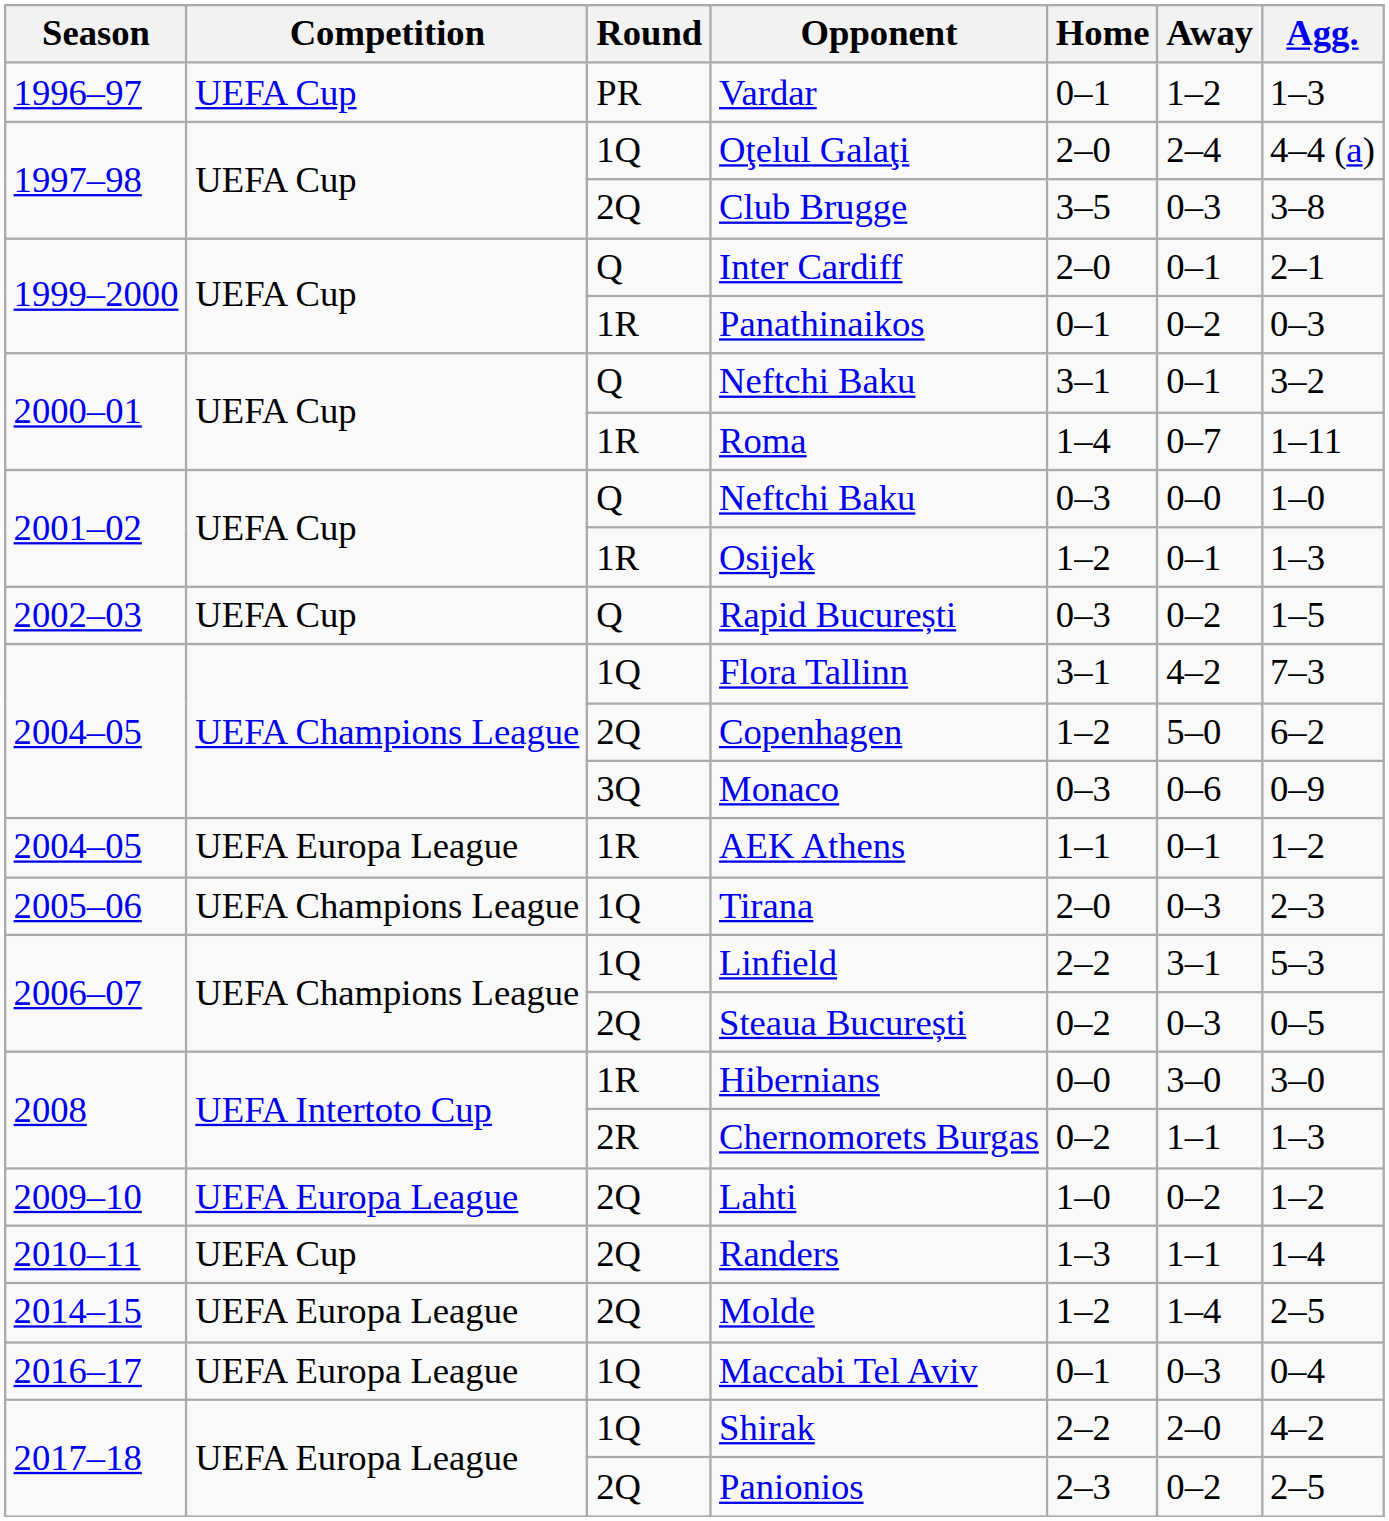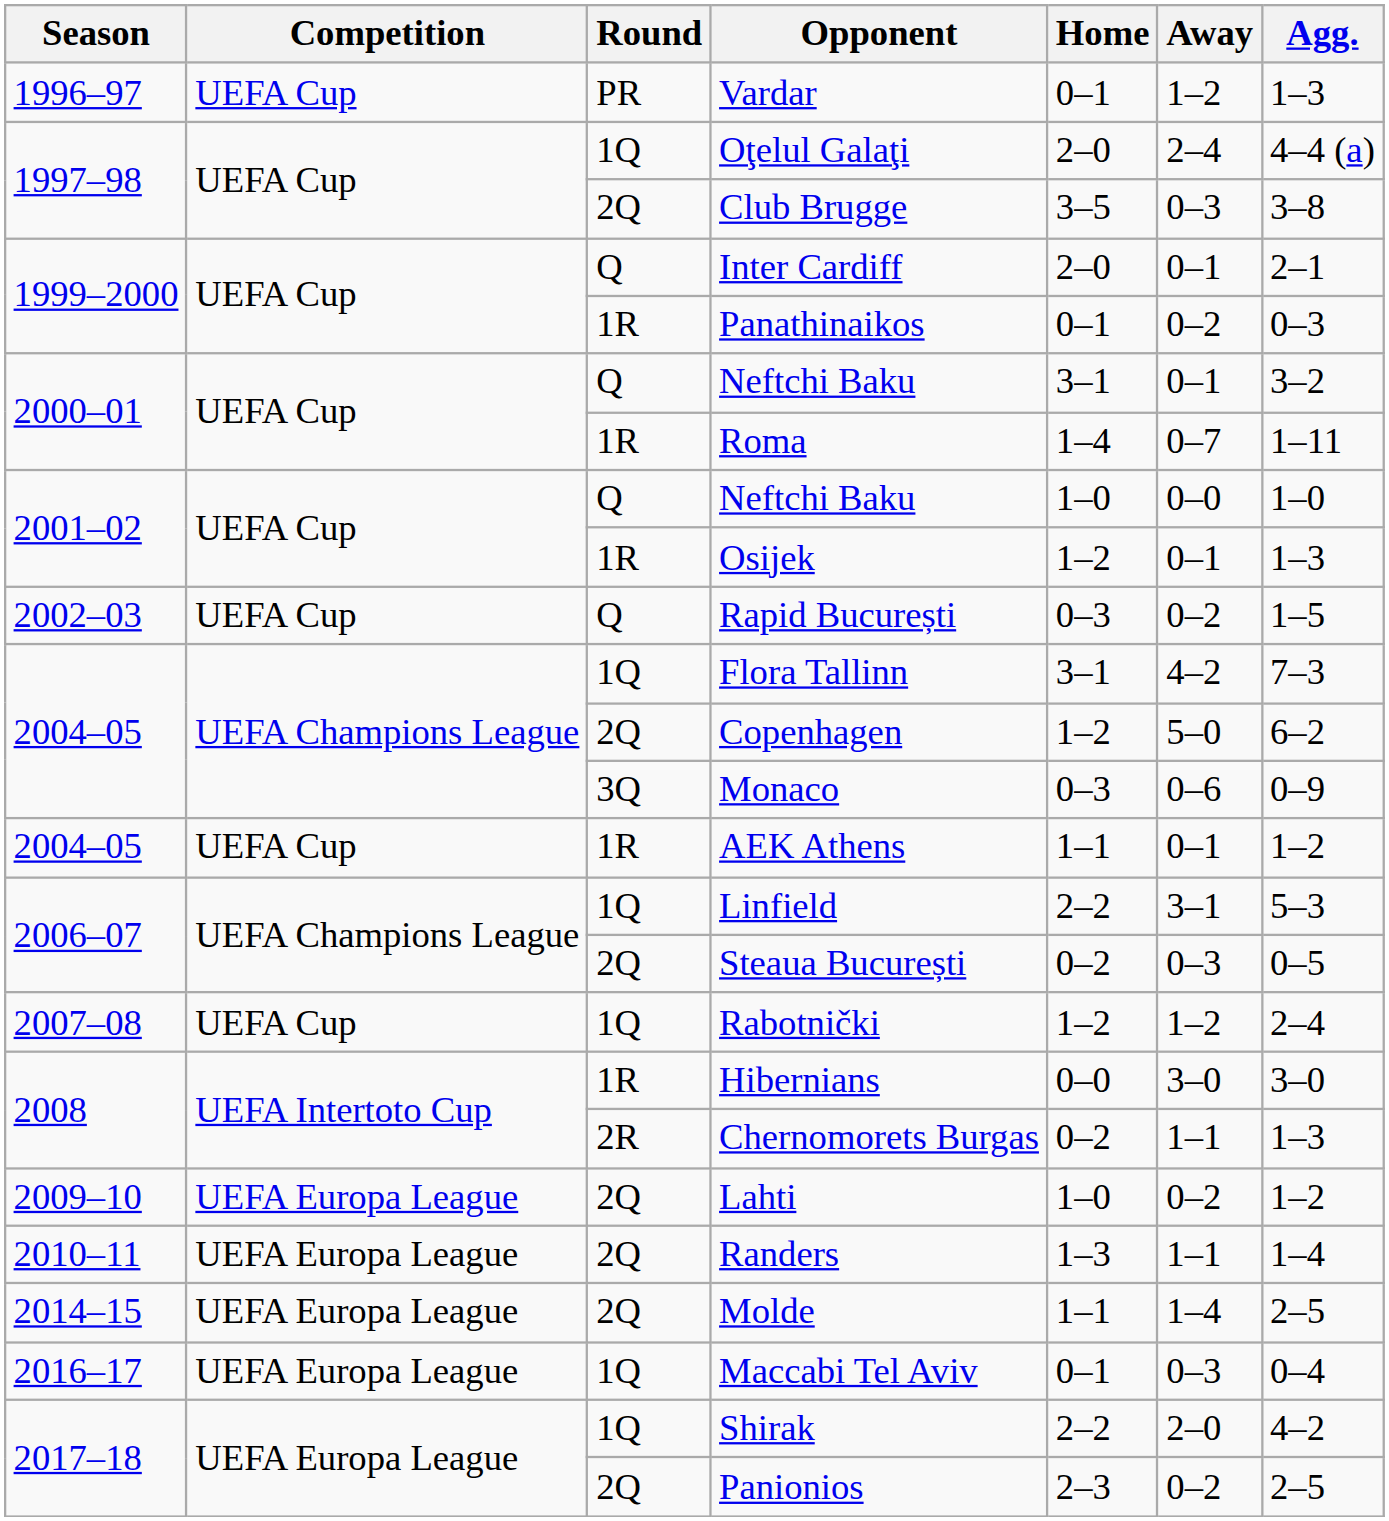(1083, 498) 0–3 -> (1083, 498) 1–0
(357, 847) UEFA Europa League -> (276, 847) UEFA Cup
- row: (78, 905)
+ row: (78, 1021)
(276, 1253) UEFA Cup -> (357, 1253) UEFA Europa League
(1083, 1311) 1–2 -> (1083, 1311) 1–1
